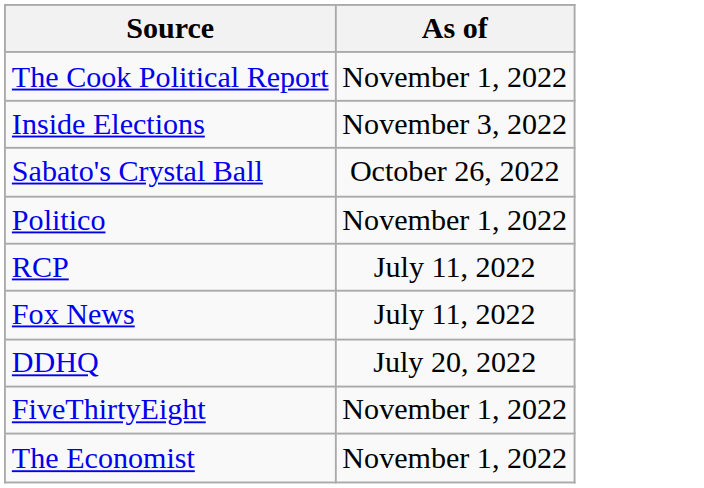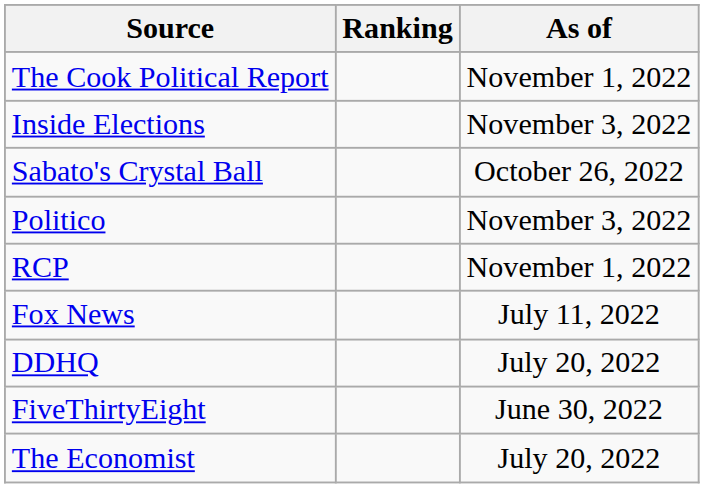+ column: (398, 28)
(455, 219) November 1, 2022 -> (579, 219) November 3, 2022
(455, 266) July 11, 2022 -> (579, 266) November 1, 2022
(455, 409) November 1, 2022 -> (579, 409) June 30, 2022
(455, 457) November 1, 2022 -> (579, 457) July 20, 2022
